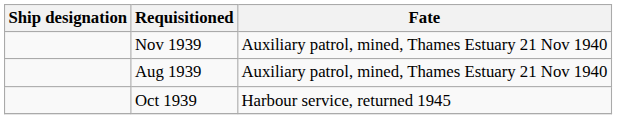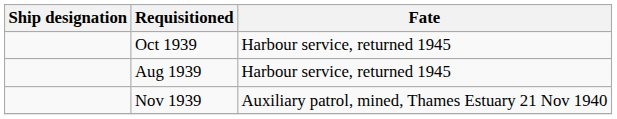rows swapped: (166, 99) <-> (168, 44)
(424, 72) Auxiliary patrol, mined, Thames Estuary 21 Nov 1940 -> (346, 72) Harbour service, returned 1945
